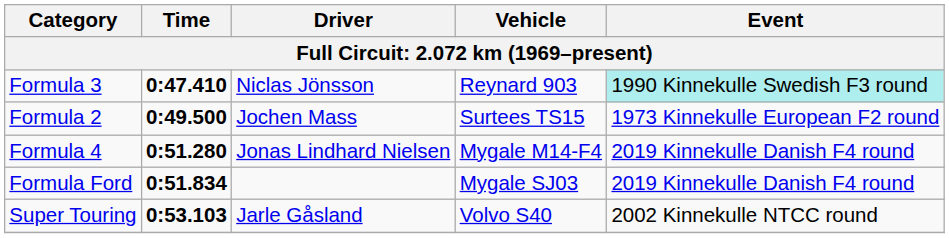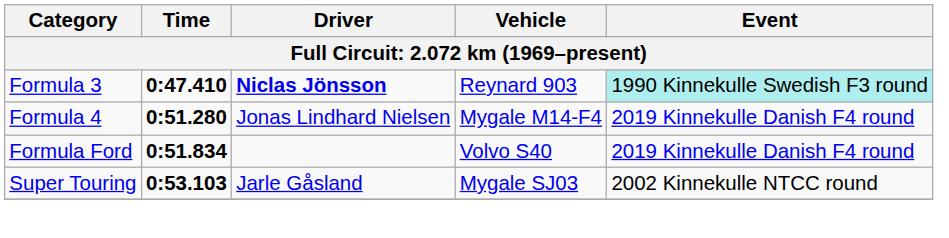(305, 85) normal -> (311, 85) bold
- row: (55, 118)
(519, 183) Mygale SJ03 -> (506, 150) Volvo S40
(506, 215) Volvo S40 -> (519, 183) Mygale SJ03
